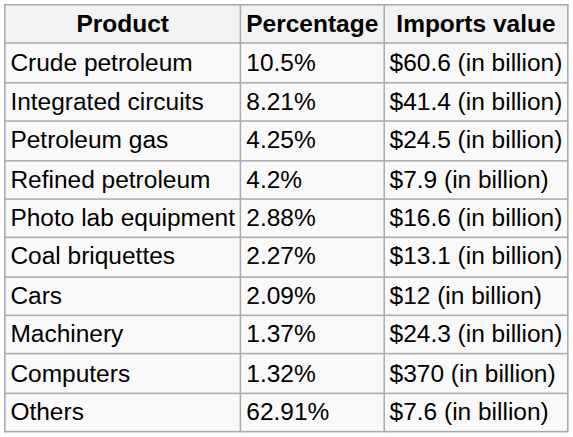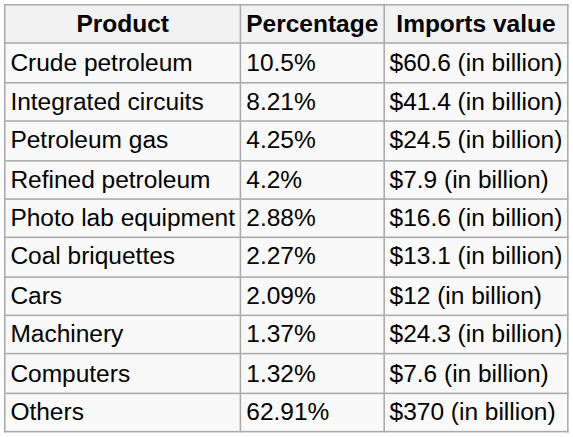(473, 373) $370 (in billion) -> (469, 373) $7.6 (in billion)
(469, 412) $7.6 (in billion) -> (473, 412) $370 (in billion)
